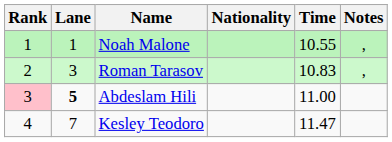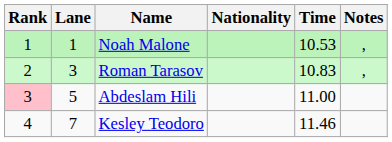(317, 44) 10.55 -> (317, 44) 10.53
(73, 96) bold -> (73, 96) normal
(317, 123) 11.47 -> (317, 123) 11.46
